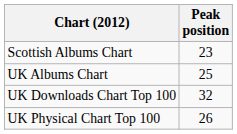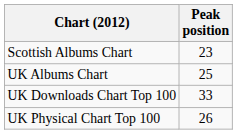(206, 96) 32 -> (206, 96) 33
